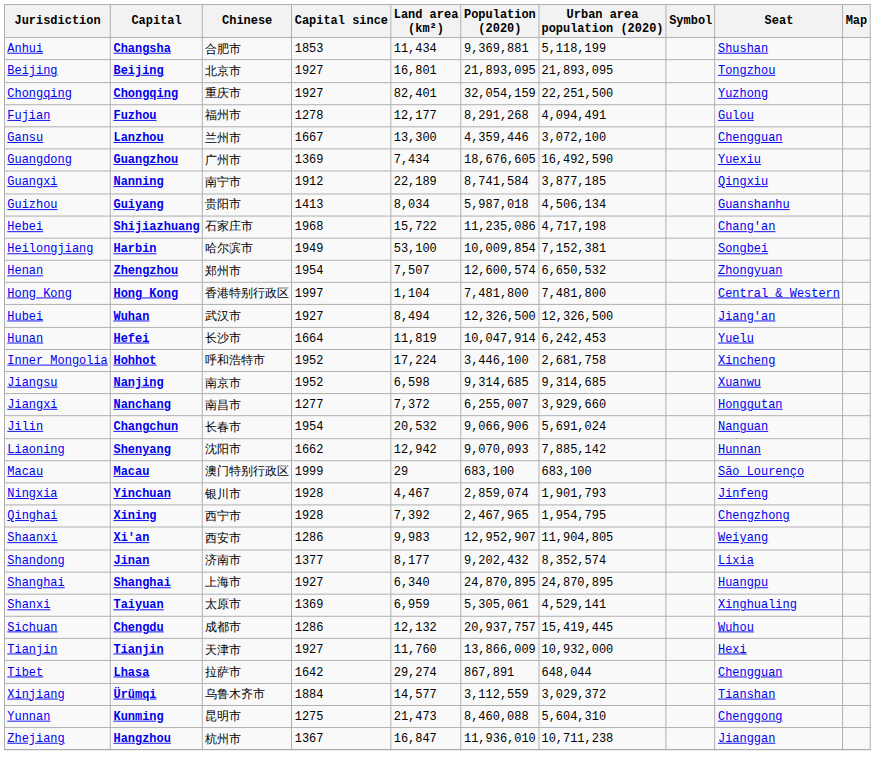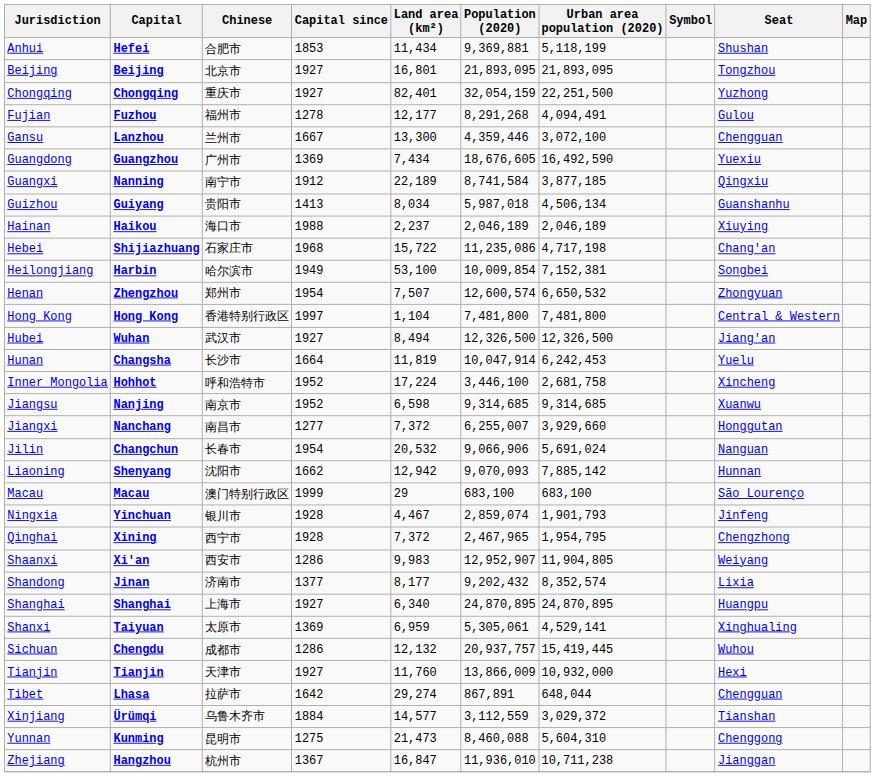(142, 49) Changsha -> (131, 49) Hefei
+ row: (29, 227)
(131, 338) Hefei -> (142, 360) Changsha
(412, 516) 7,392 -> (412, 538) 7,372
